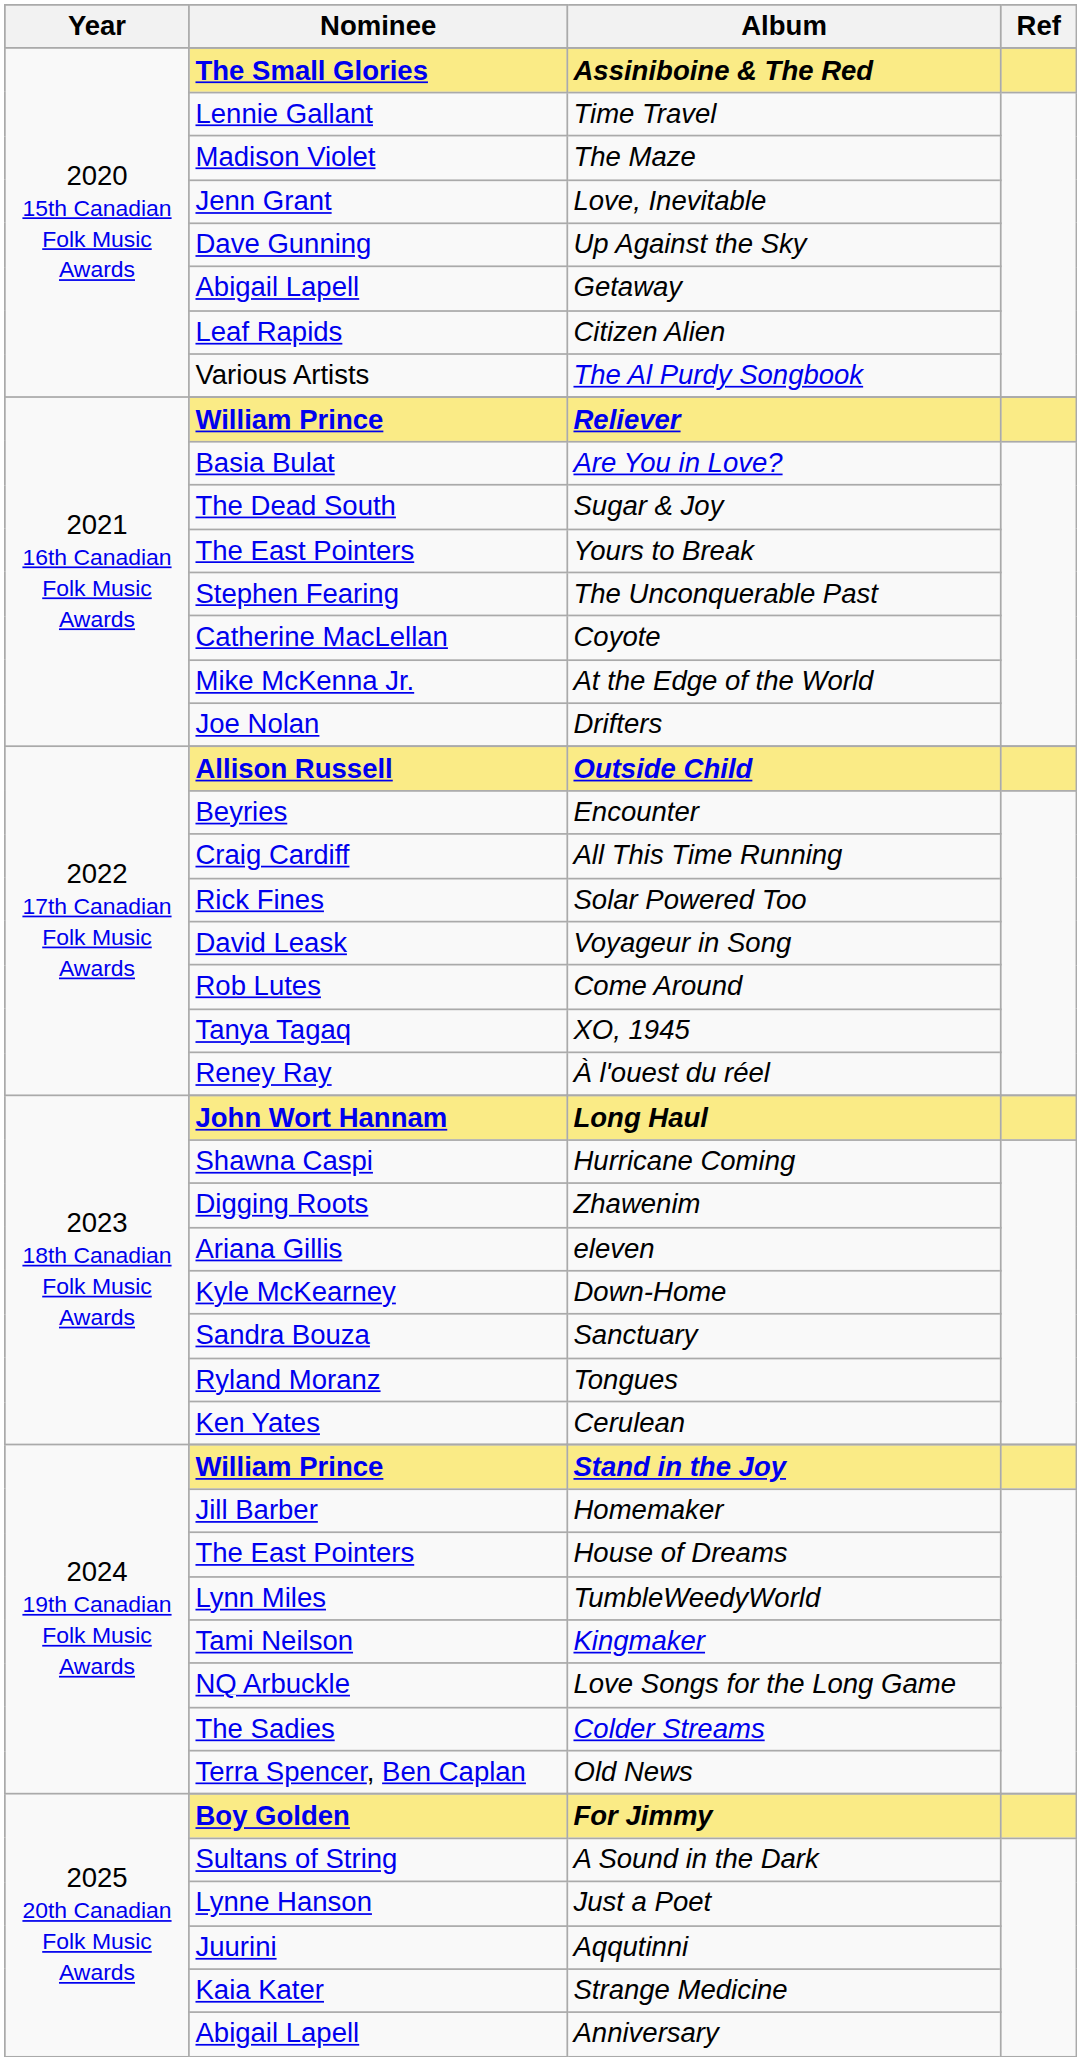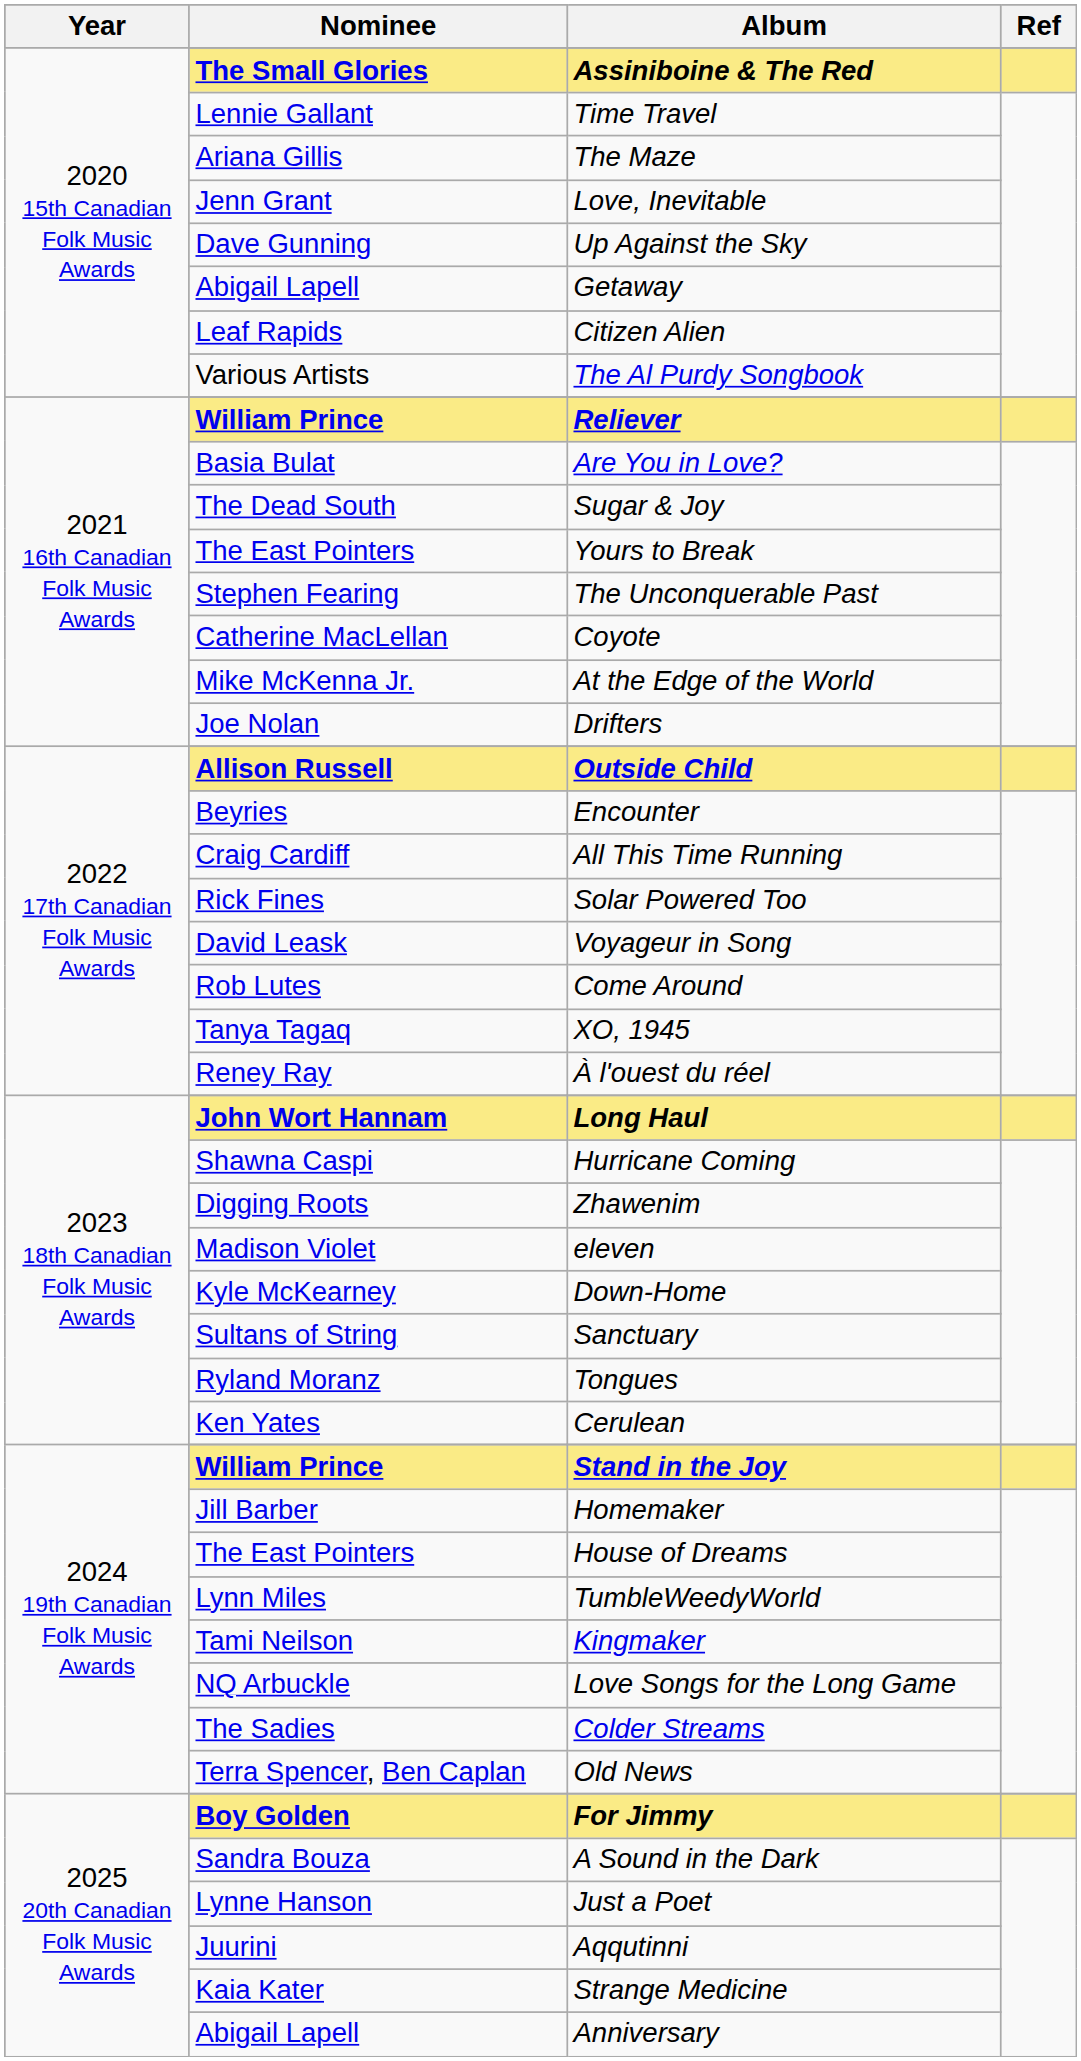(285, 157) Madison Violet -> (269, 157) Ariana Gillis
(269, 1248) Ariana Gillis -> (285, 1248) Madison Violet
(283, 1335) Sandra Bouza -> (296, 1335) Sultans of String
(296, 1859) Sultans of String -> (283, 1859) Sandra Bouza
